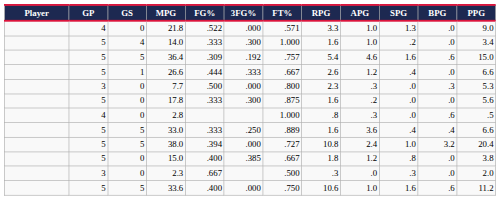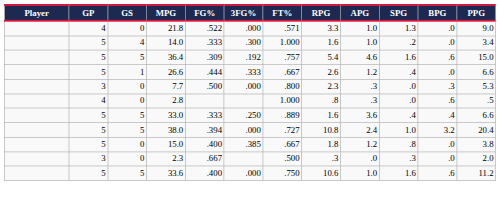- row: (176, 101)
